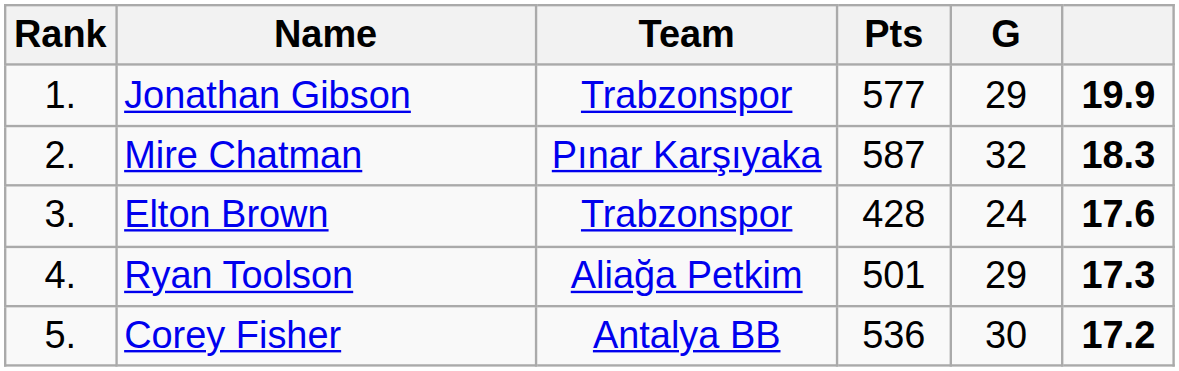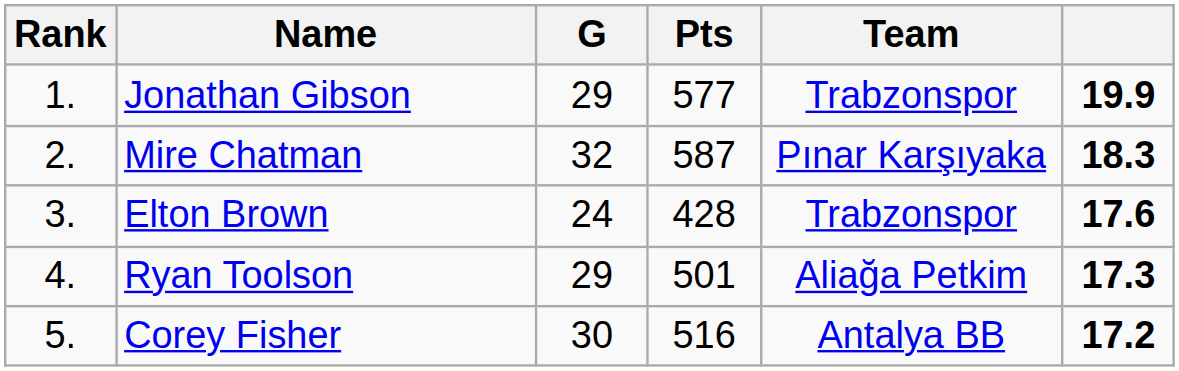columns swapped: (687, 34) <-> (1006, 34)
(894, 335) 536 -> (704, 335) 516
